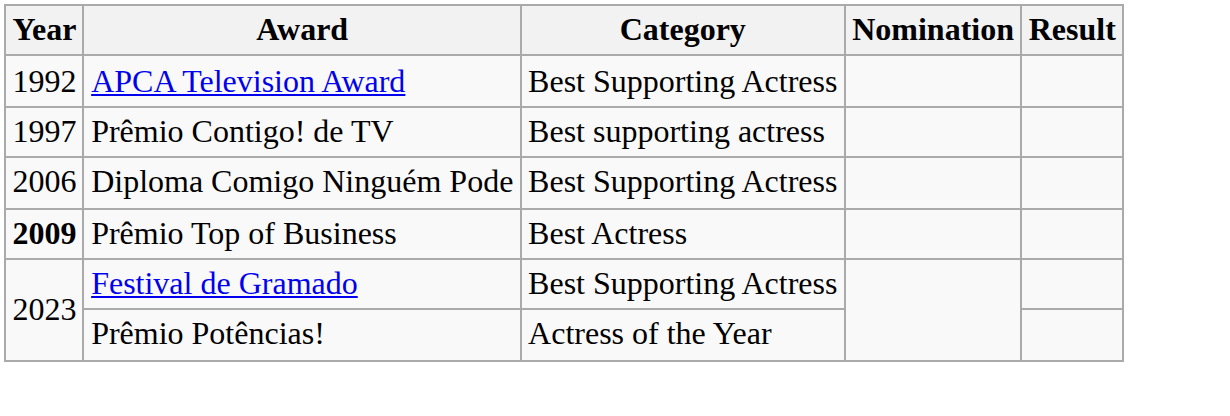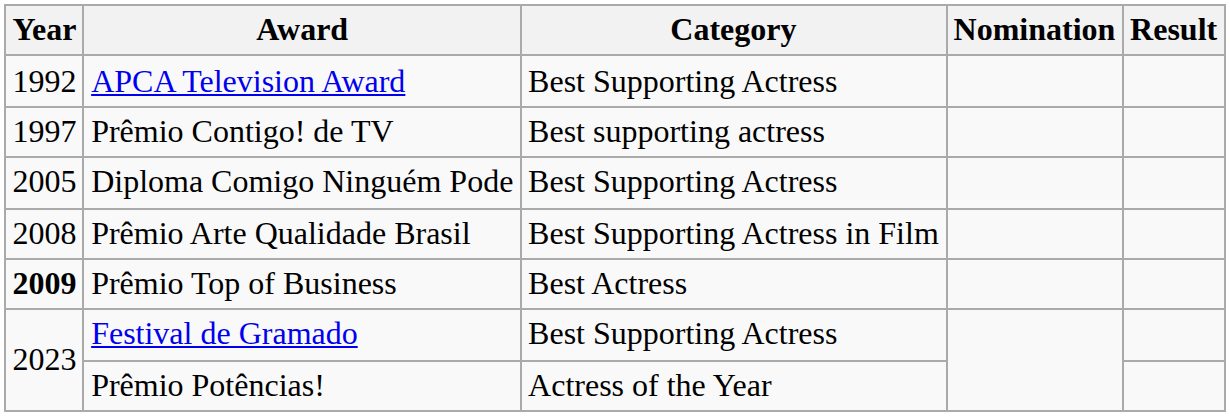(44, 182) 2006 -> (44, 182) 2005
+ row: (281, 232)
